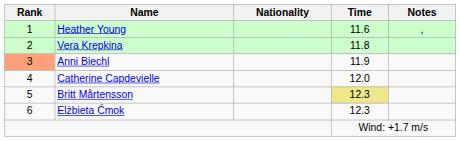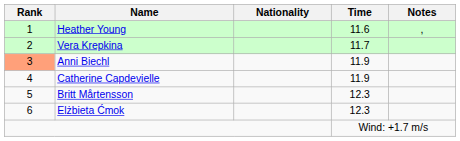(360, 45) 11.8 -> (360, 45) 11.7
(360, 78) 12.0 -> (360, 78) 11.9
(360, 95) khaki background -> (360, 95) no background
